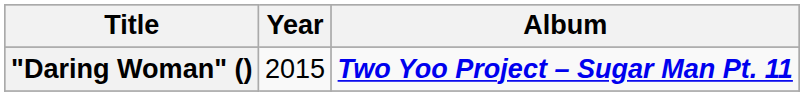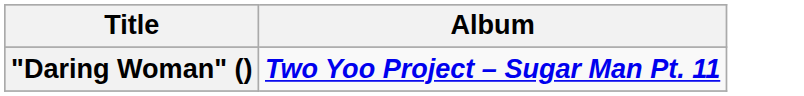- column: (295, 25)
